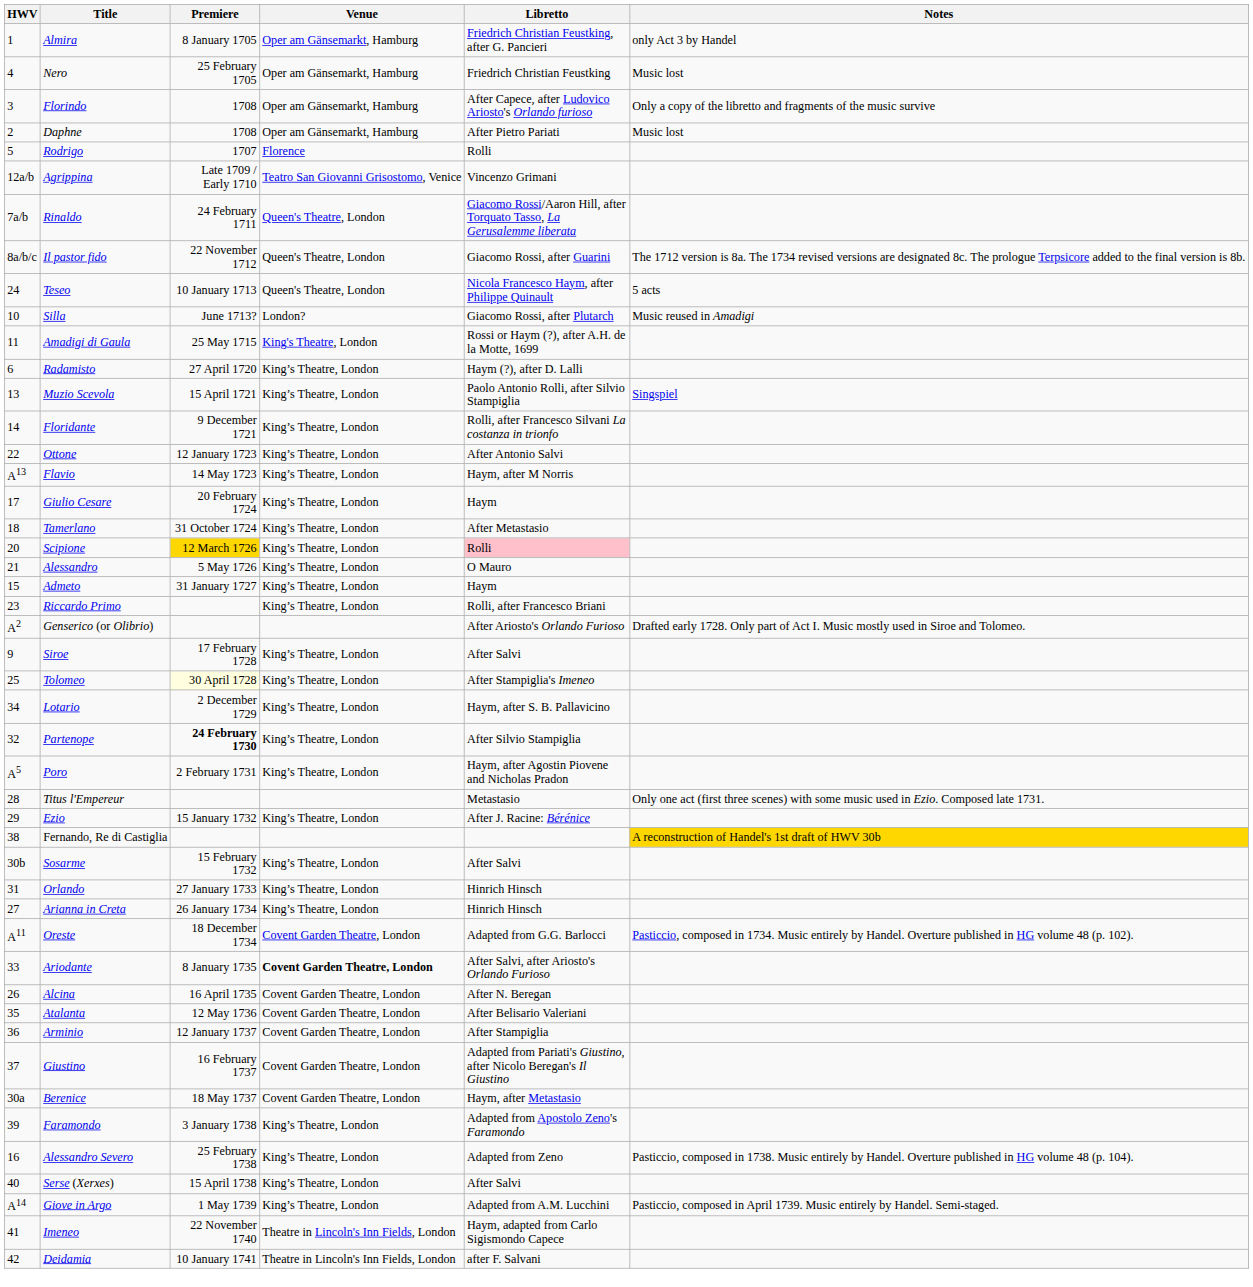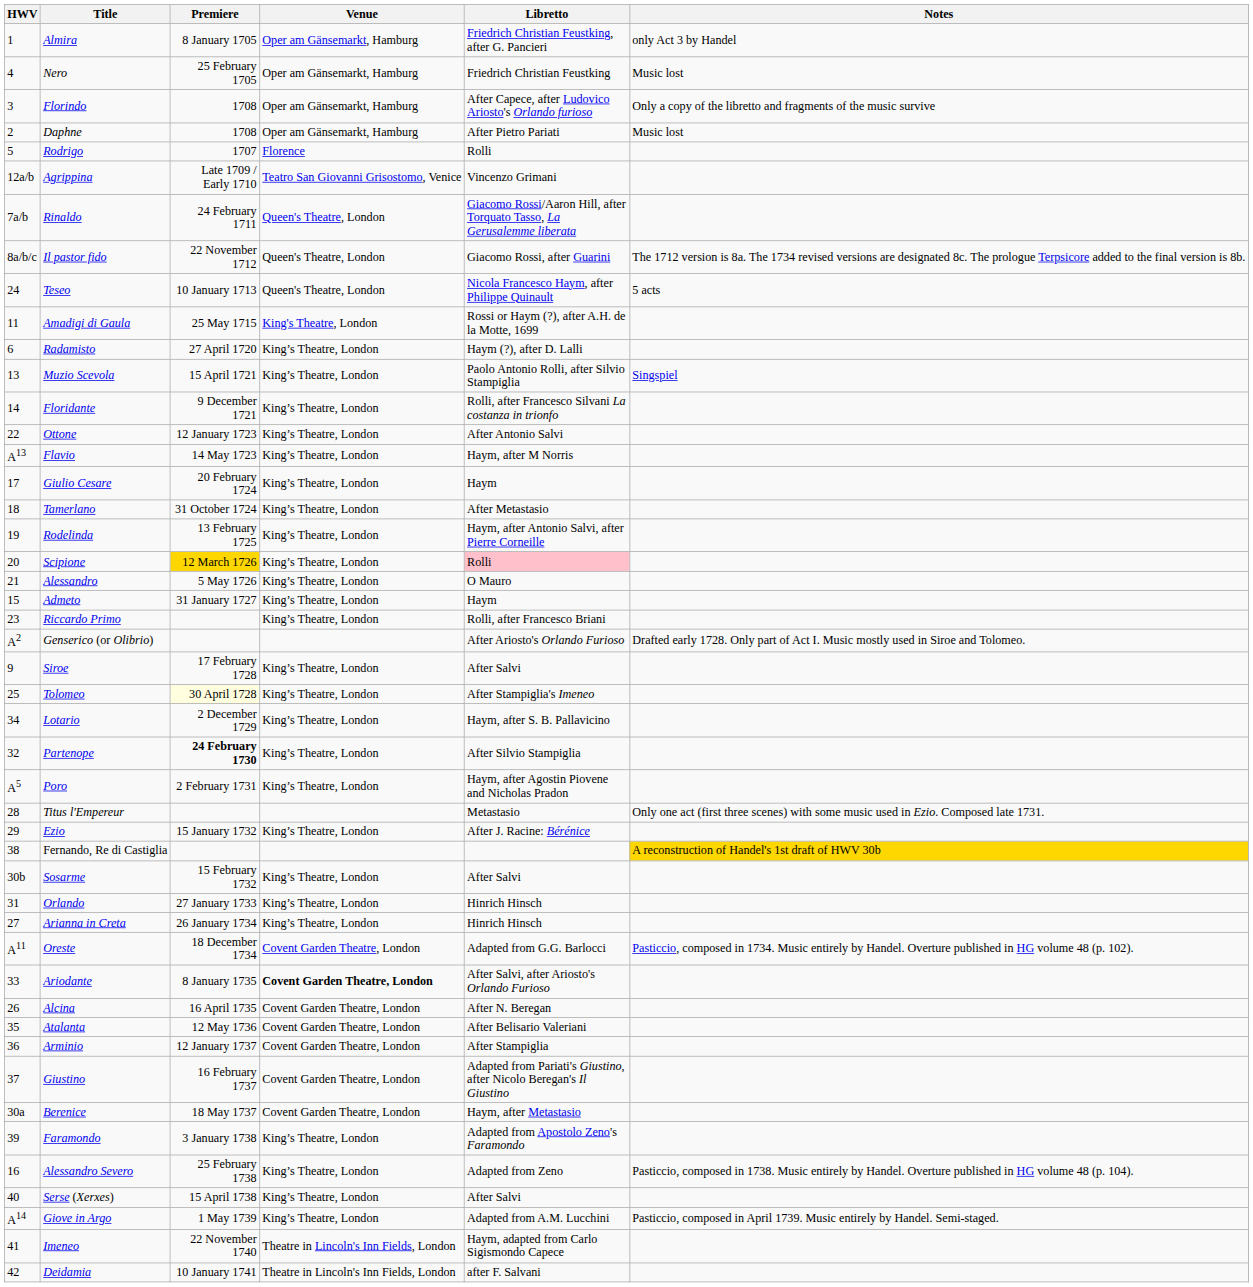- row: (54, 316)
+ row: (68, 535)
